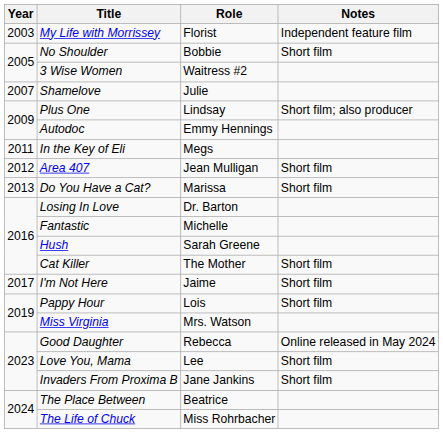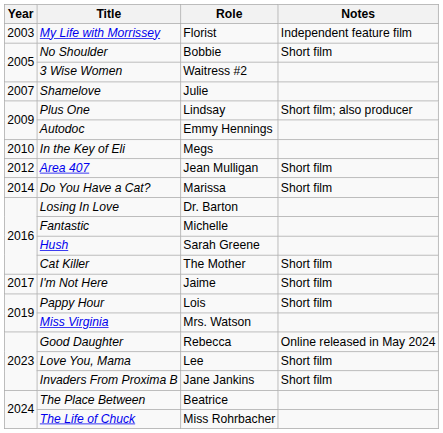(21, 149) 2011 -> (21, 149) 2010
(21, 187) 2013 -> (21, 187) 2014
